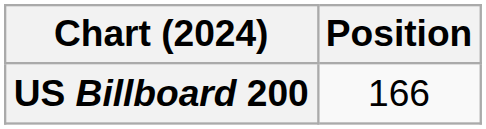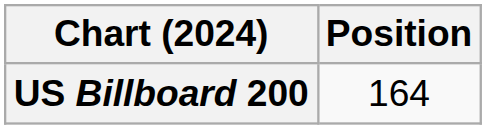(399, 92) 166 -> (399, 92) 164
